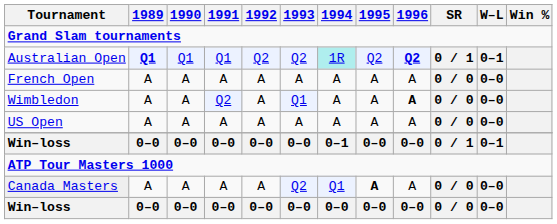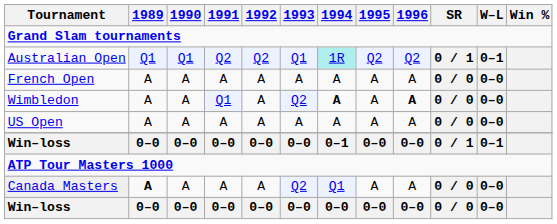(148, 58) bold -> (148, 58) normal
(223, 58) Q1 -> (223, 58) Q2
(299, 58) Q2 -> (299, 58) Q1
(412, 58) bold -> (412, 58) normal
(223, 101) Q2 -> (223, 101) Q1
(299, 101) Q1 -> (299, 101) Q2
(337, 101) normal -> (337, 101) bold
(148, 186) normal -> (148, 186) bold
(375, 186) bold -> (375, 186) normal
